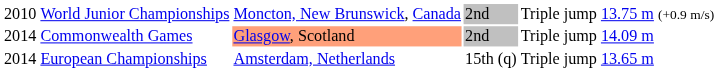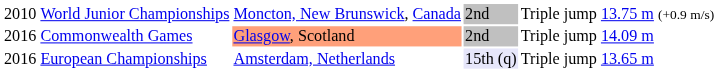(20, 36) 2014 -> (20, 36) 2016
(20, 58) 2014 -> (20, 58) 2016
(491, 58) no background -> (491, 58) lavender background
